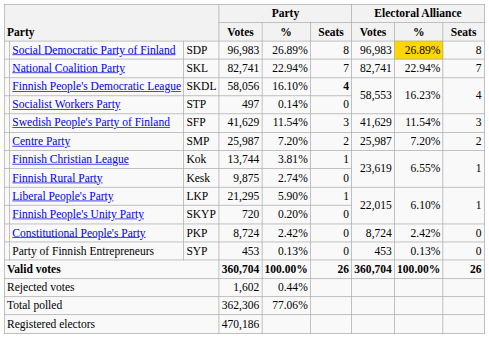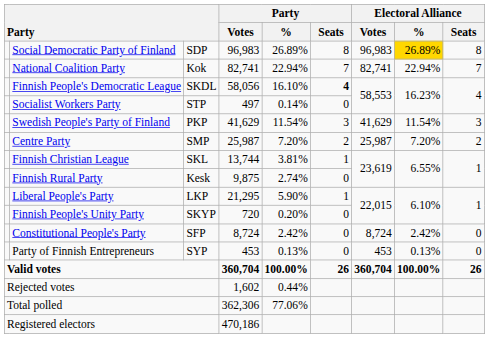(197, 68) SKL -> (196, 68) Kok
(196, 123) SFP -> (197, 123) PKP
(196, 159) Kok -> (197, 159) SKL
(197, 232) PKP -> (196, 232) SFP
